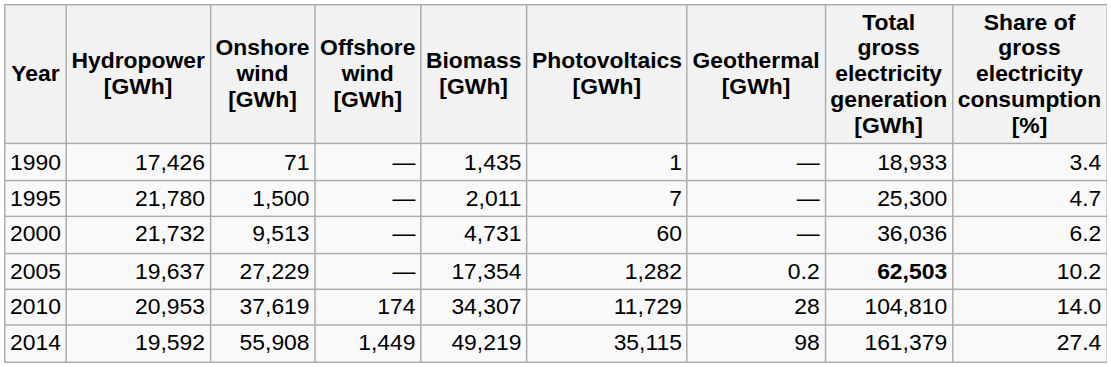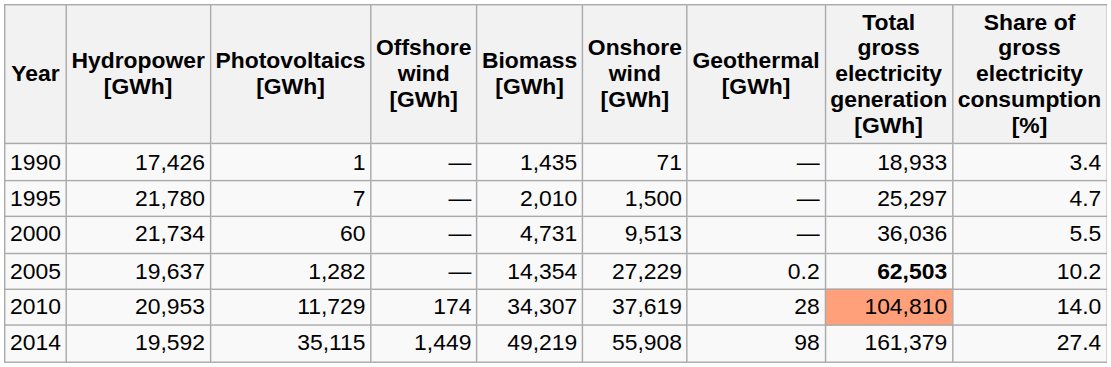columns swapped: (263, 74) <-> (607, 74)
(494, 198) 2,011 -> (549, 198) 2,010
(912, 198) 25,300 -> (912, 198) 25,297
(170, 234) 21,732 -> (170, 234) 21,734
(1085, 234) 6.2 -> (1085, 234) 5.5
(486, 270) 17,354 -> (542, 270) 14,354
(906, 307) no background -> (906, 307) lightsalmon background
